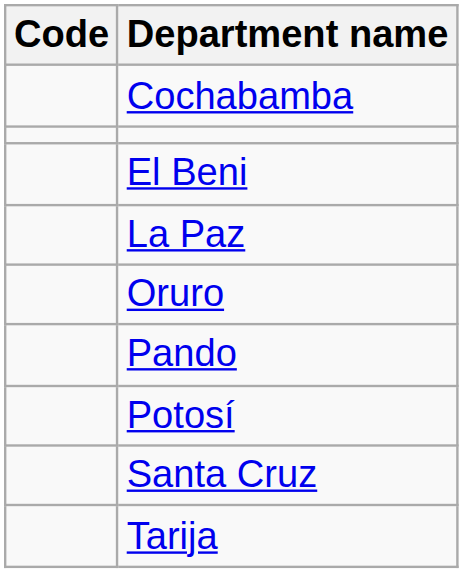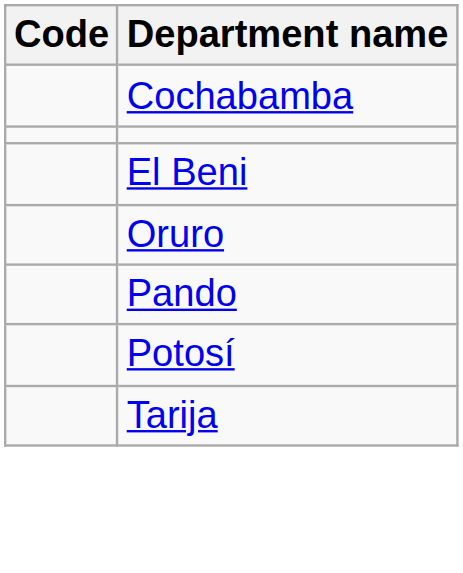- row: (186, 233)
- row: (222, 474)
